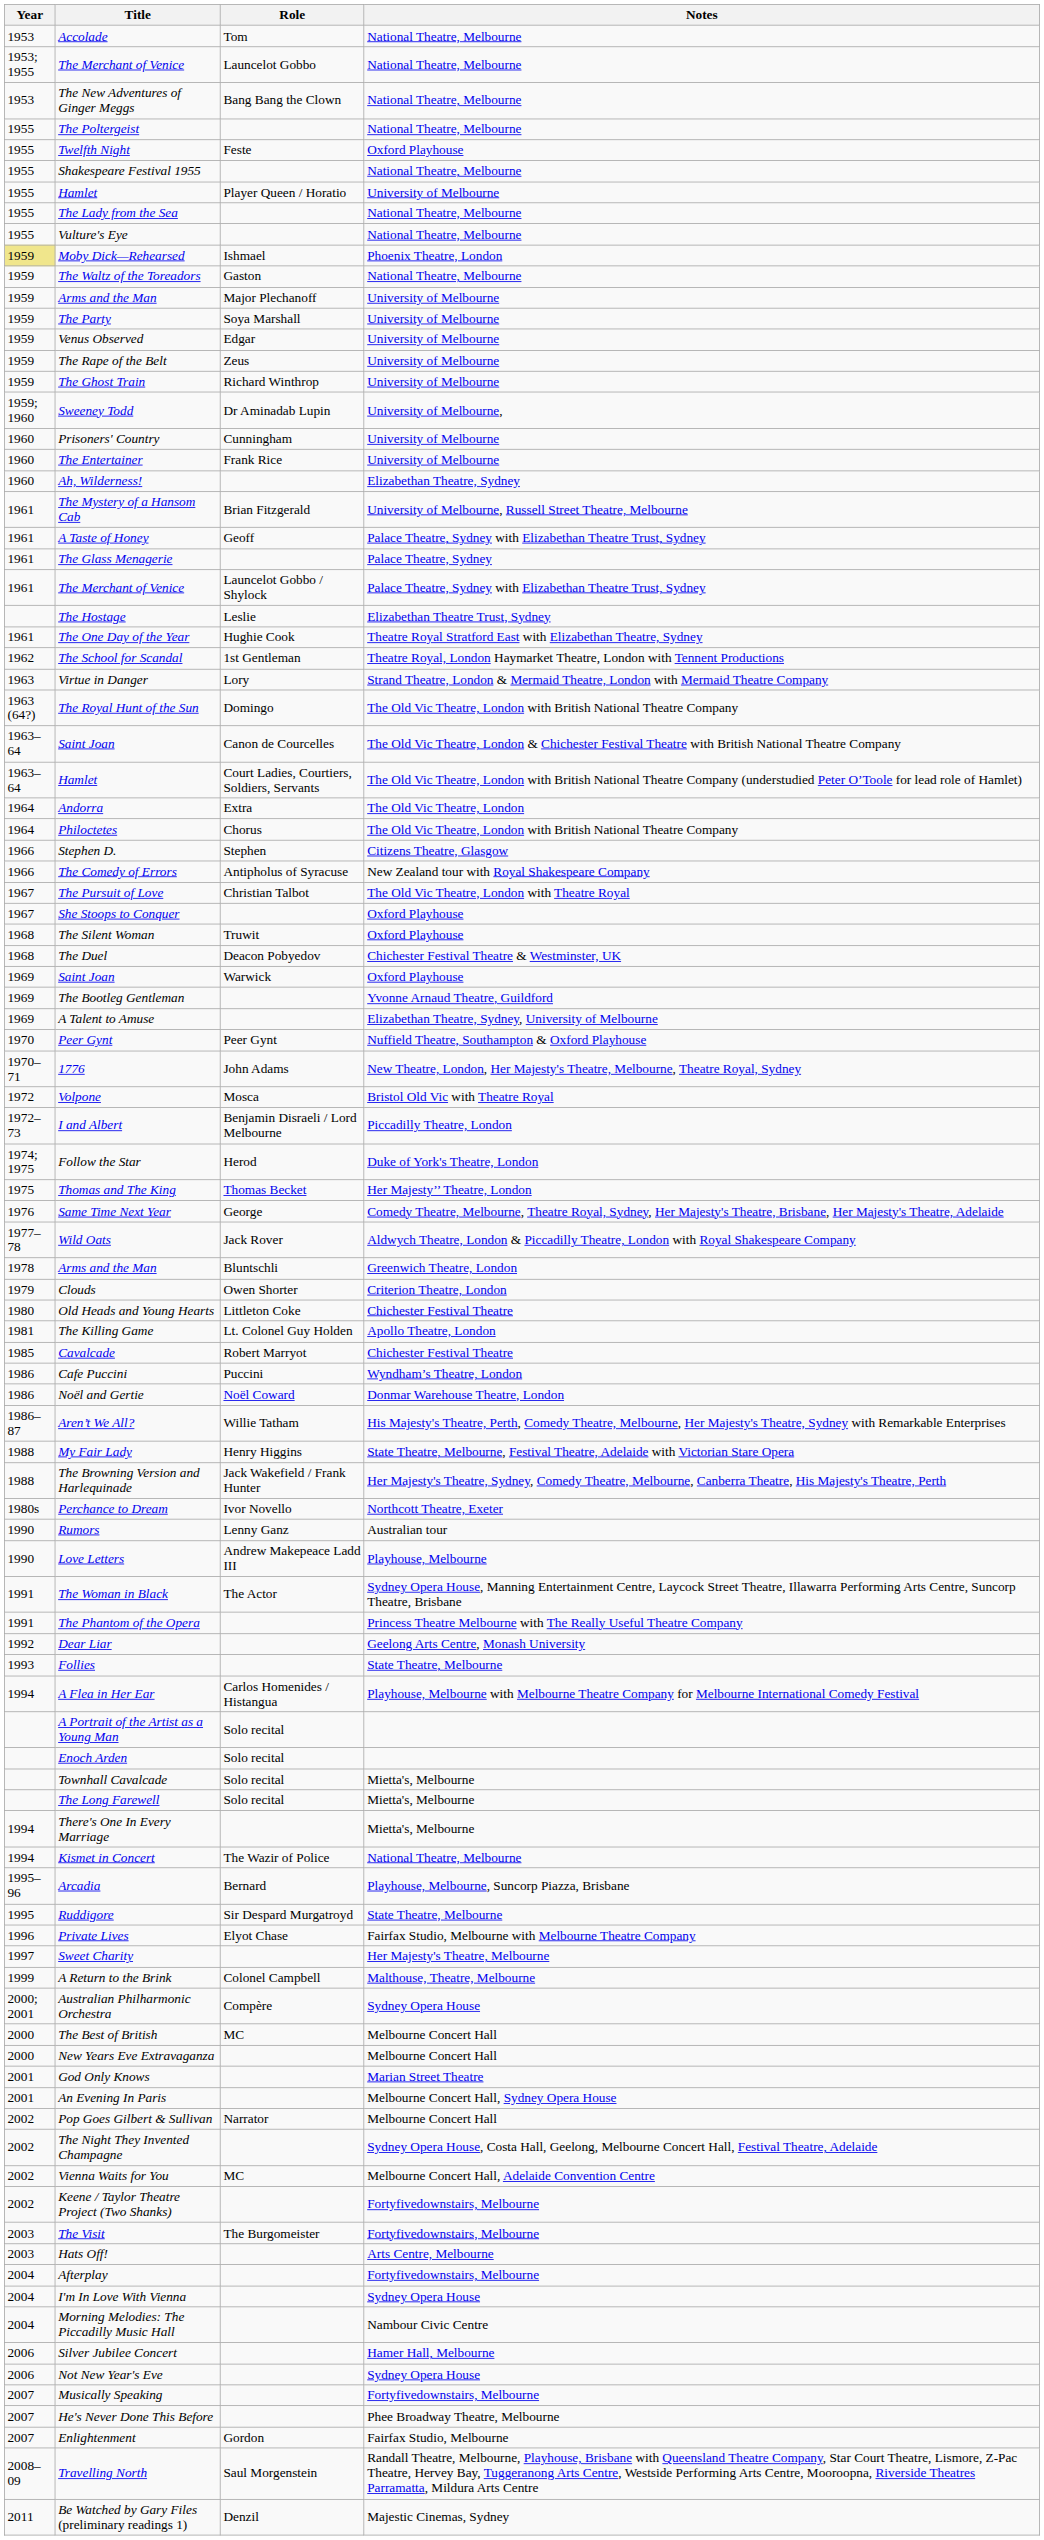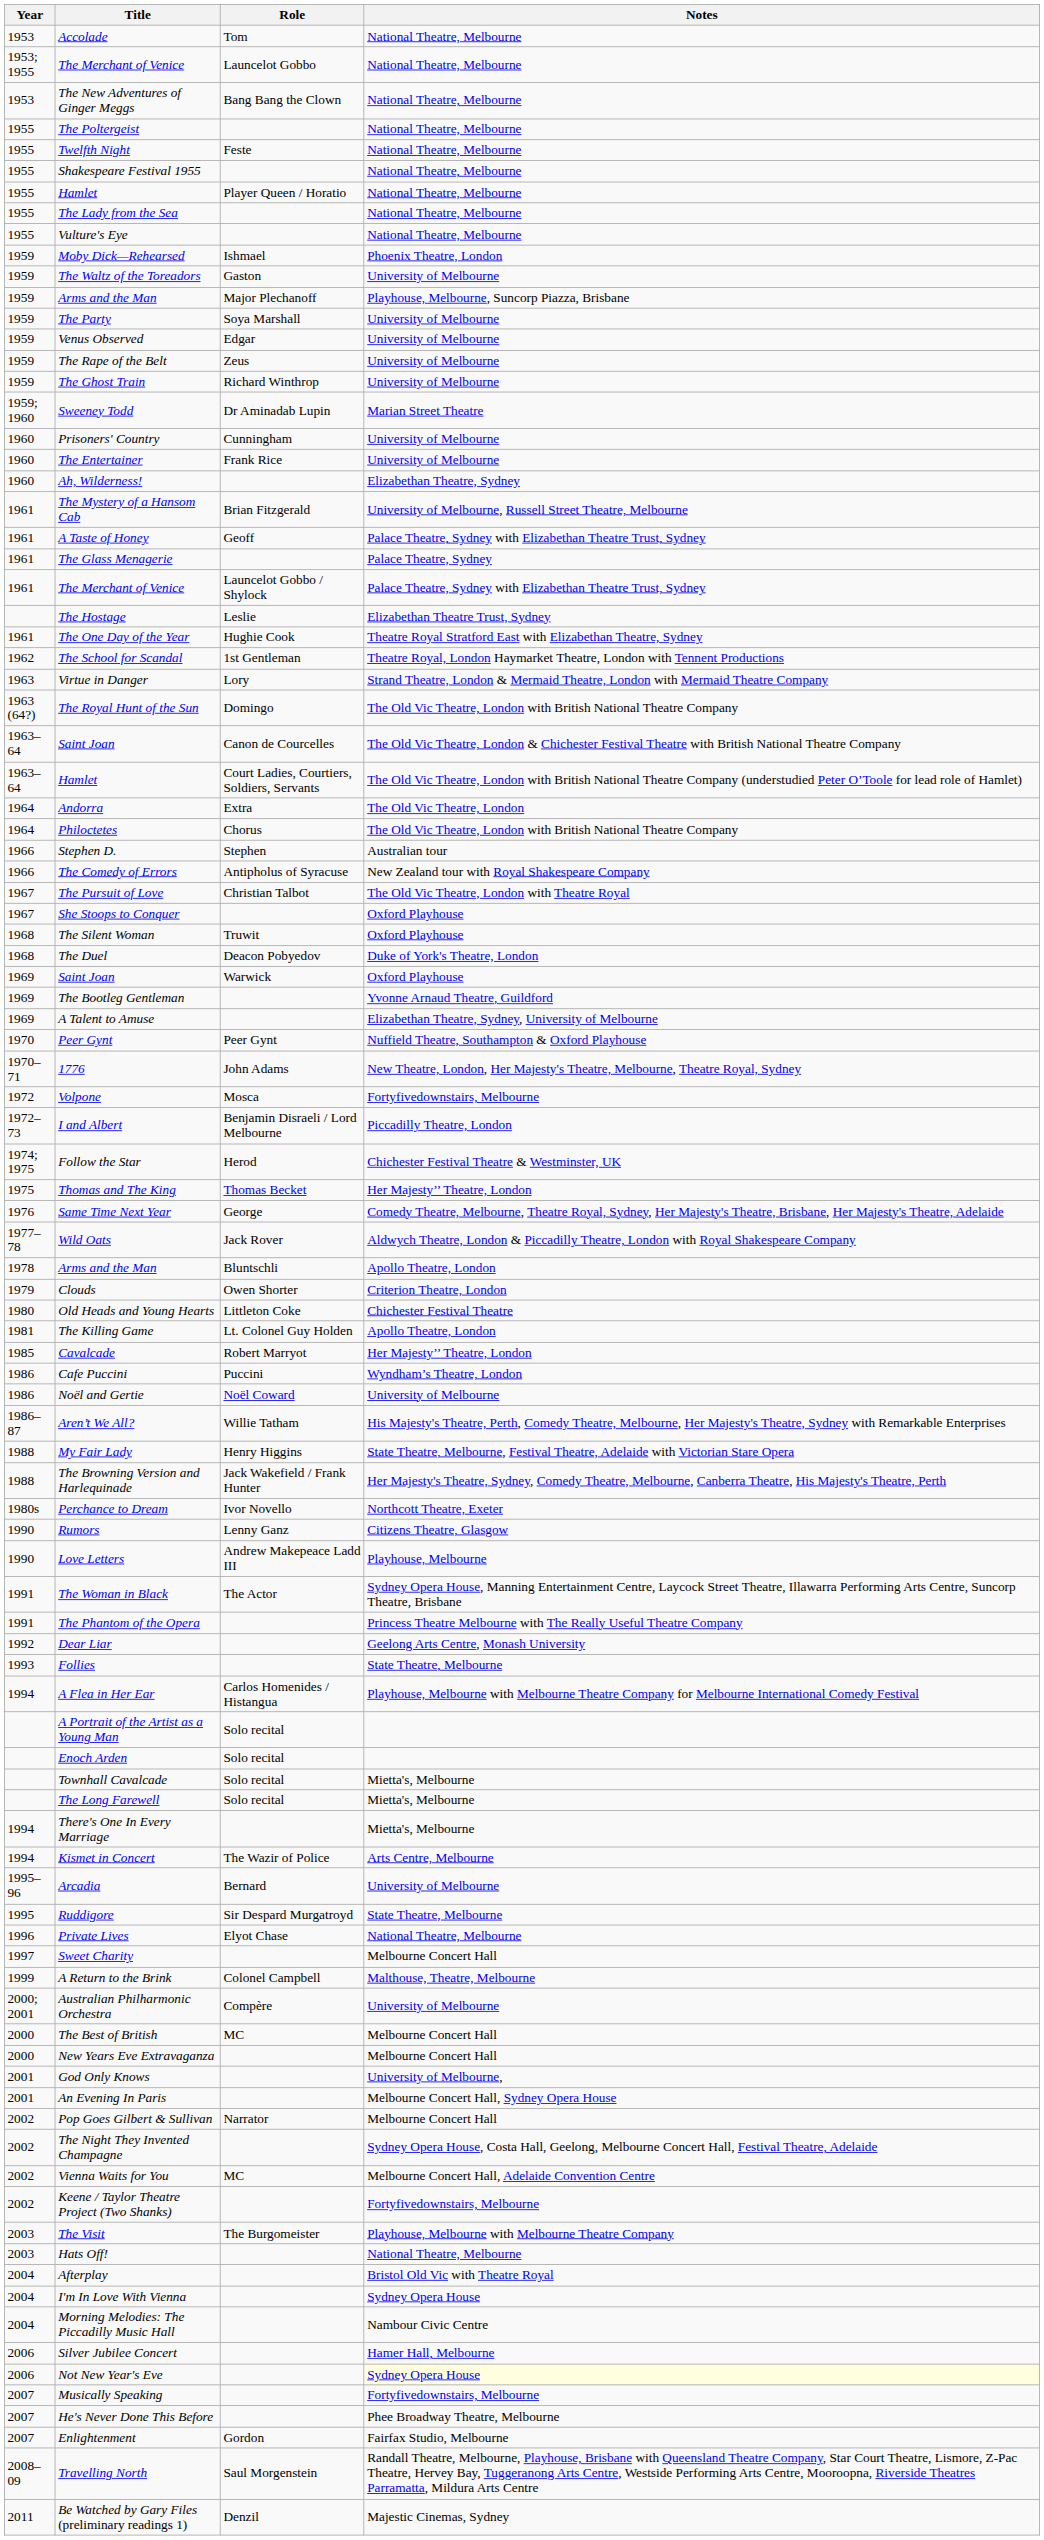(415, 150) Oxford Playhouse -> (444, 150) National Theatre, Melbourne
(433, 192) University of Melbourne -> (444, 192) National Theatre, Melbourne
(21, 255) khaki background -> (21, 255) no background
(444, 276) National Theatre, Melbourne -> (433, 276) University of Melbourne
(433, 297) University of Melbourne -> (498, 297) Playhouse, Melbourne, Suncorp Piazza, Brisbane
(435, 410) University of Melbourne, -> (425, 410) Marian Street Theatre
(438, 850) Citizens Theatre, Glasgow -> (407, 850) Australian tour
(494, 955) Chichester Festival Theatre & Westminster, UK -> (453, 955) Duke of York's Theatre, London
(460, 1097) Bristol Old Vic with Theatre Royal -> (453, 1097) Fortyfivedownstairs, Melbourne
(453, 1161) Duke of York's Theatre, London -> (494, 1161) Chichester Festival Theatre & Westminster, UK
(442, 1268) Greenwich Theatre, London -> (431, 1268) Apollo Theatre, London
(440, 1352) Chichester Festival Theatre -> (449, 1352) Her Majesty’’ Theatre, London
(466, 1394) Donmar Warehouse Theatre, London -> (433, 1394) University of Melbourne
(407, 1529) Australian tour -> (438, 1529) Citizens Theatre, Glasgow
(444, 1857) National Theatre, Melbourne -> (430, 1857) Arts Centre, Melbourne
(498, 1885) Playhouse, Melbourne, Suncorp Piazza, Brisbane -> (433, 1885) University of Melbourne
(531, 1935) Fairfax Studio, Melbourne with Melbourne Theatre Company -> (444, 1935) National Theatre, Melbourne
(458, 1956) Her Majesty's Theatre, Melbourne -> (432, 1956) Melbourne Concert Hall
(424, 2006) Sydney Opera House -> (433, 2006) University of Melbourne
(425, 2076) Marian Street Theatre -> (435, 2076) University of Melbourne,
(453, 2233) Fortyfivedownstairs, Melbourne -> (520, 2233) Playhouse, Melbourne with Melbourne Theatre Company
(430, 2254) Arts Centre, Melbourne -> (444, 2254) National Theatre, Melbourne
(453, 2275) Fortyfivedownstairs, Melbourne -> (460, 2275) Bristol Old Vic with Theatre Royal
(424, 2374) no background -> (424, 2374) lightyellow background
